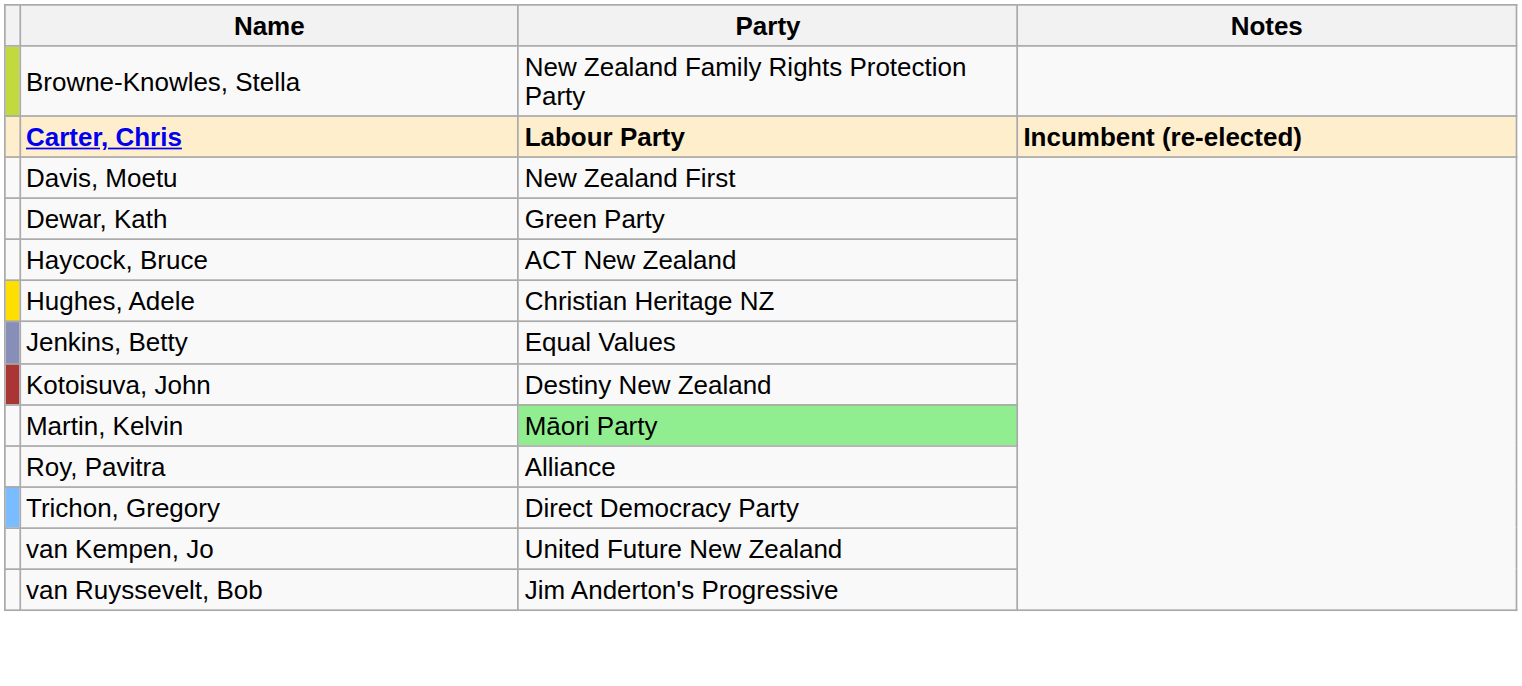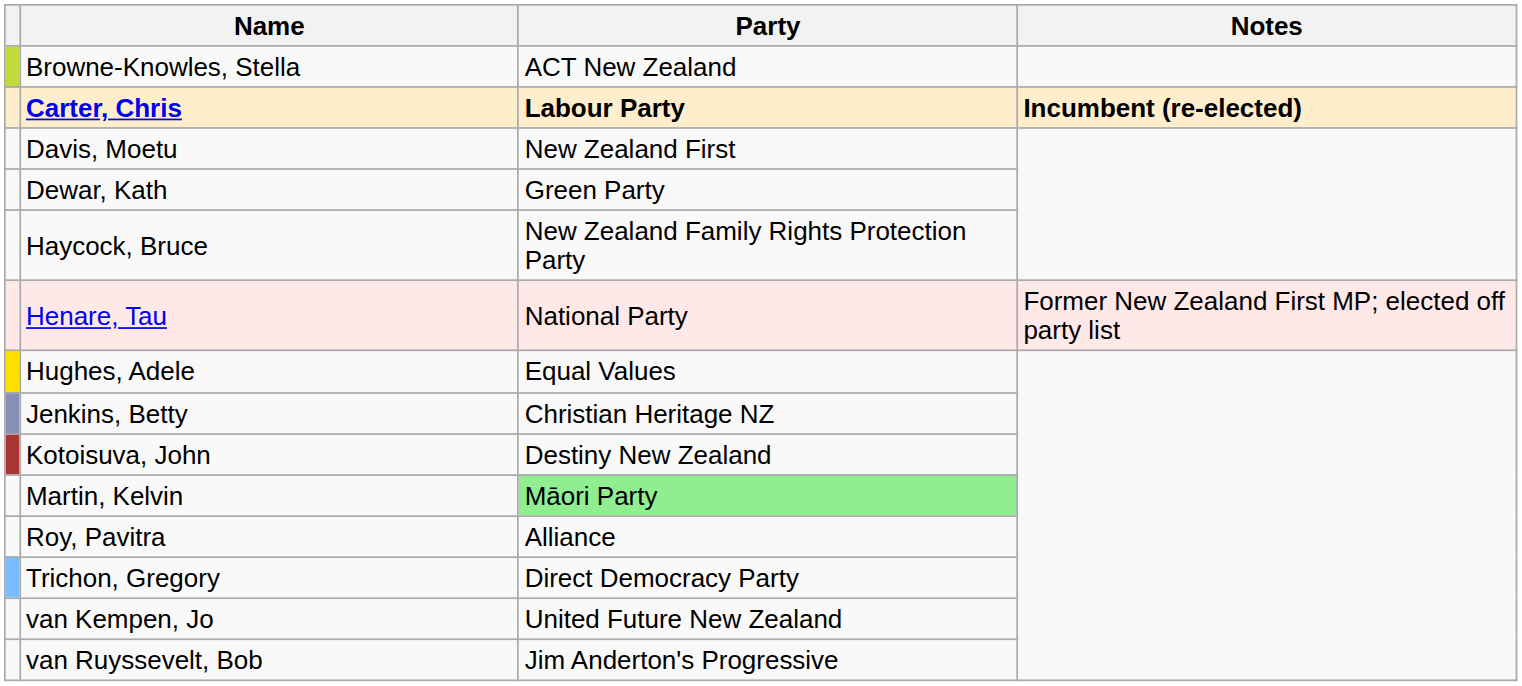(746, 81) New Zealand Family Rights Protection Party -> (631, 67) ACT New Zealand
(631, 260) ACT New Zealand -> (746, 246) New Zealand Family Rights Protection Party
+ row: (97, 316)
(650, 302) Christian Heritage NZ -> (600, 372) Equal Values
(600, 343) Equal Values -> (650, 413) Christian Heritage NZ
